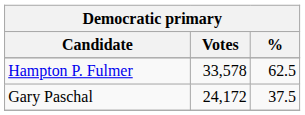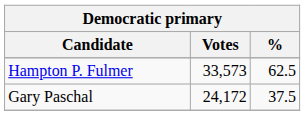(225, 71) 33,578 -> (225, 71) 33,573
